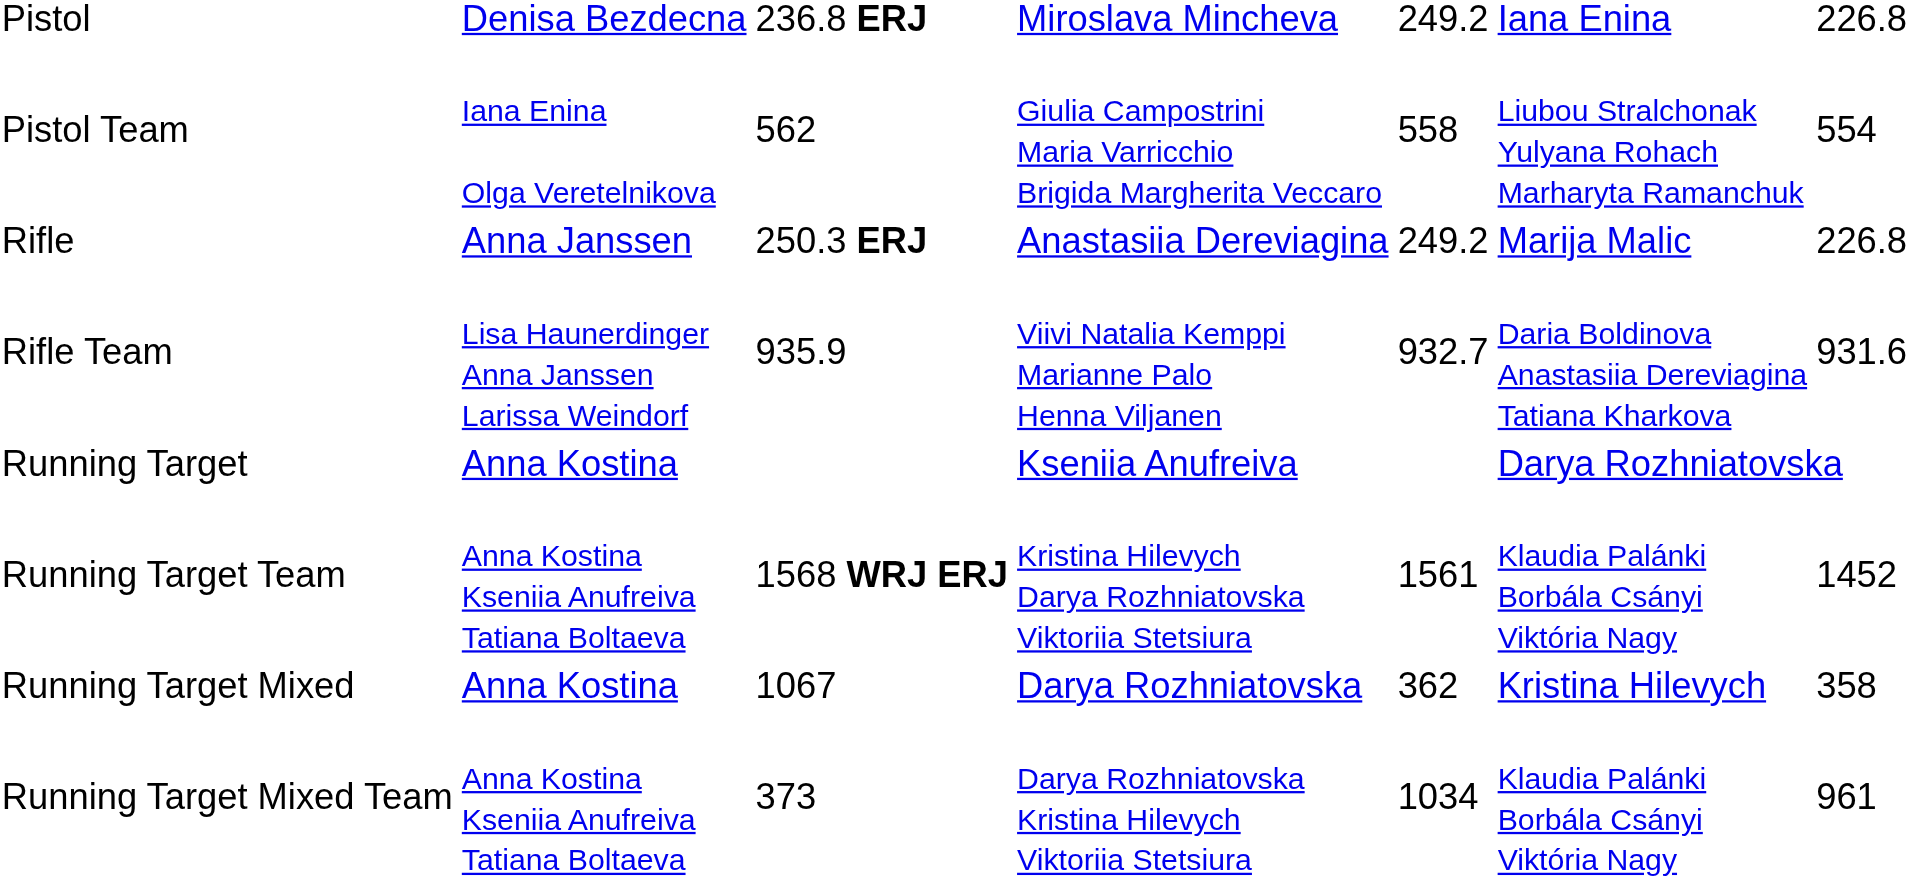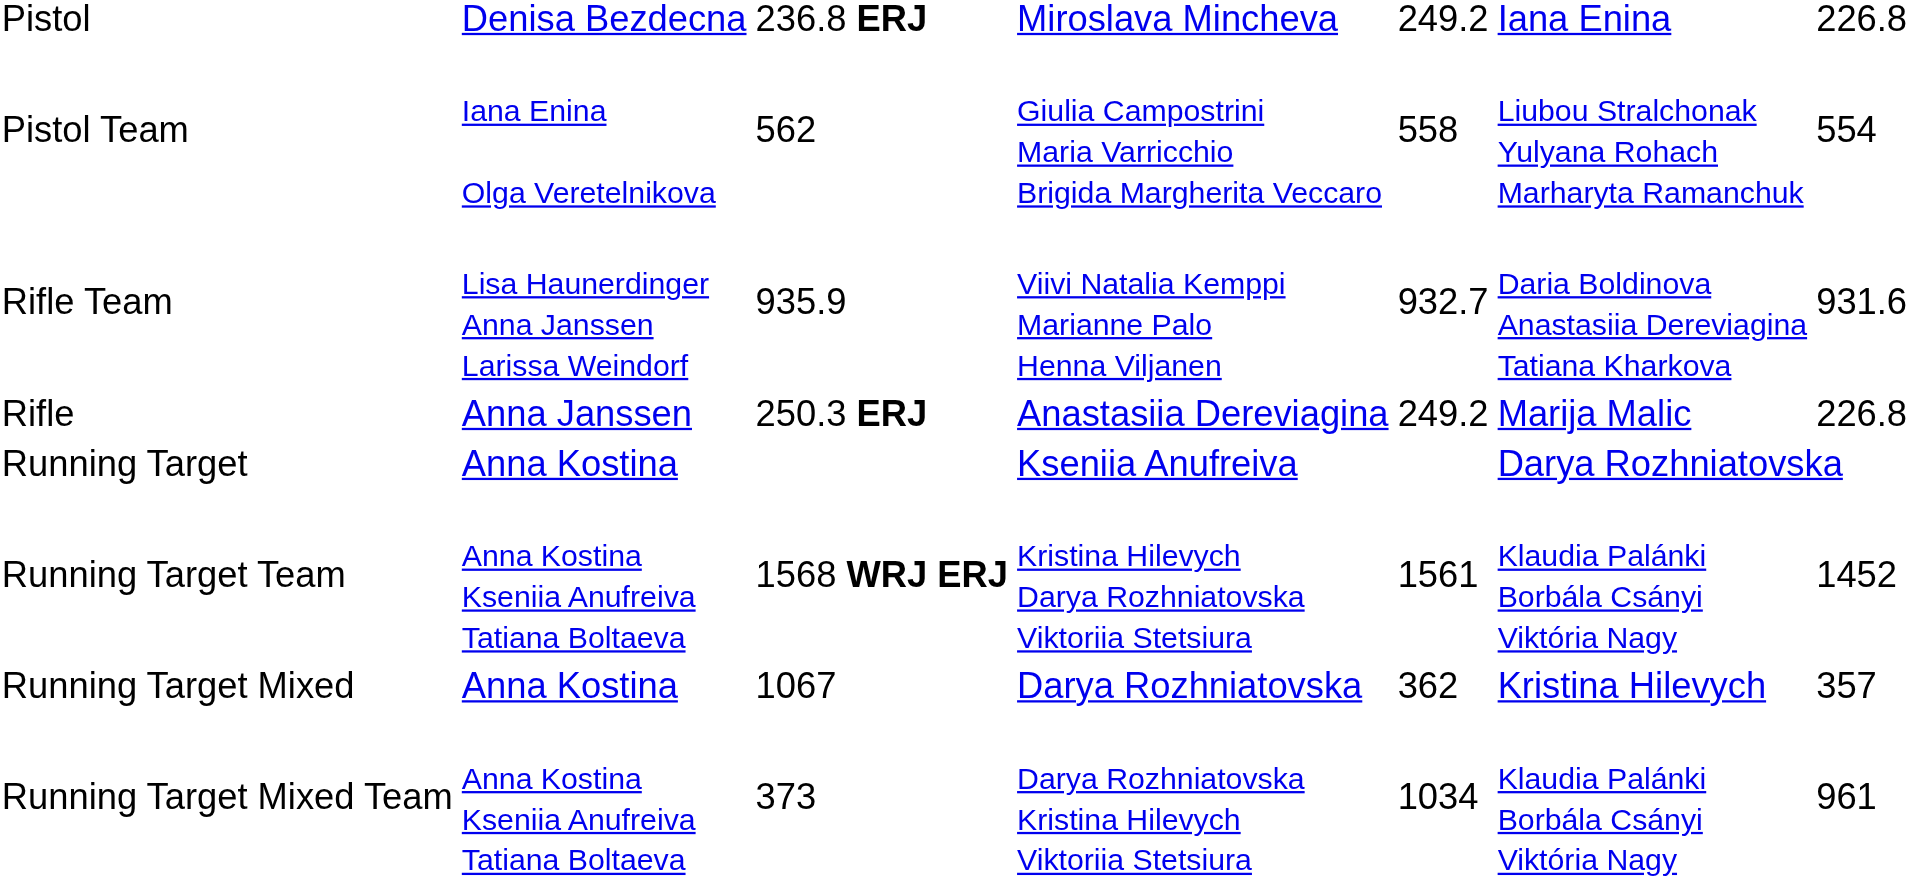rows swapped: (38, 241) <-> (87, 352)
(1846, 685) 358 -> (1846, 685) 357
